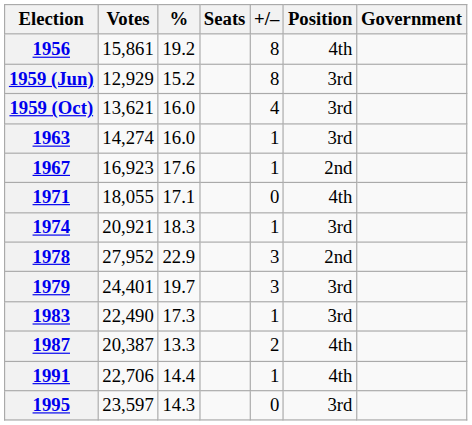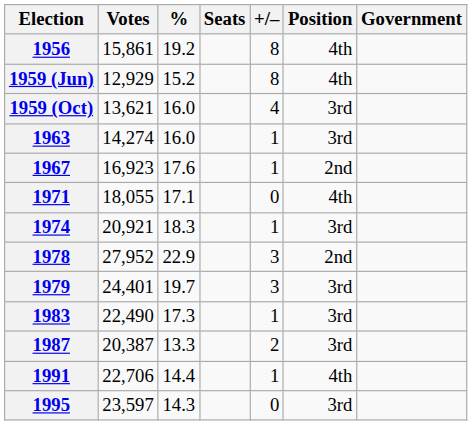(340, 78) 3rd -> (340, 78) 4th
(340, 345) 4th -> (340, 345) 3rd
